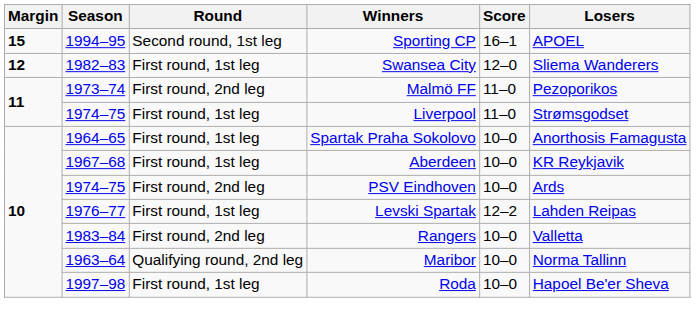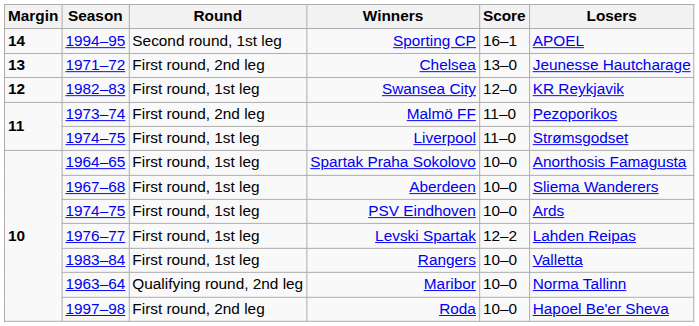(17, 41) 15 -> (17, 41) 14
+ row: (448, 65)
(596, 65) Sliema Wanderers -> (578, 89) KR Reykjavik
(578, 162) KR Reykjavik -> (596, 187) Sliema Wanderers
(199, 187) First round, 2nd leg -> (196, 211) First round, 1st leg
(199, 235) First round, 2nd leg -> (196, 260) First round, 1st leg
(196, 284) First round, 1st leg -> (199, 308) First round, 2nd leg
